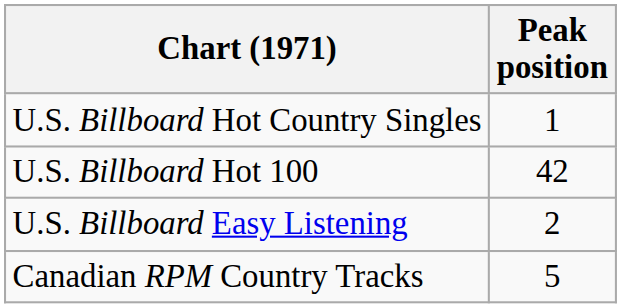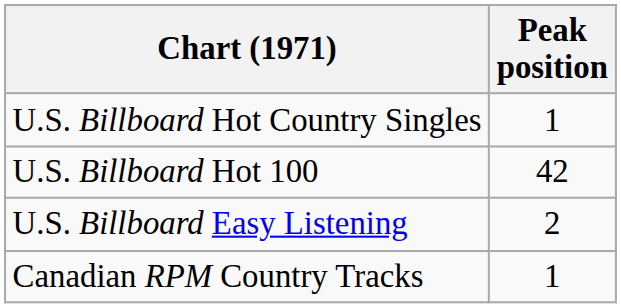(552, 275) 5 -> (552, 275) 1
